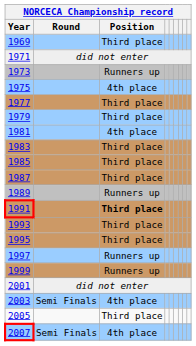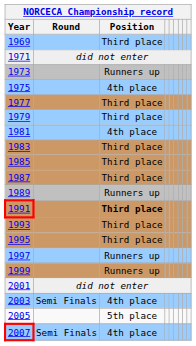(132, 316) Third place -> (132, 316) 5th place
